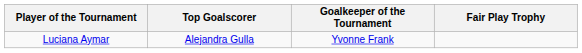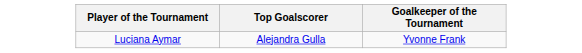- column: (506, 18)
